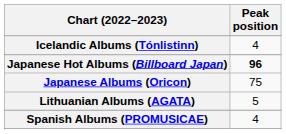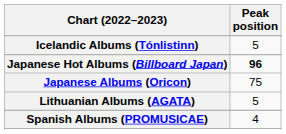(255, 45) 4 -> (255, 45) 5
